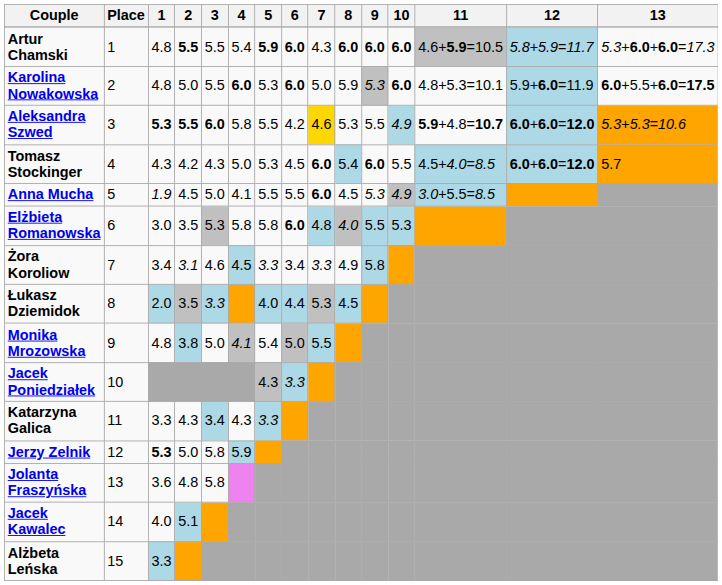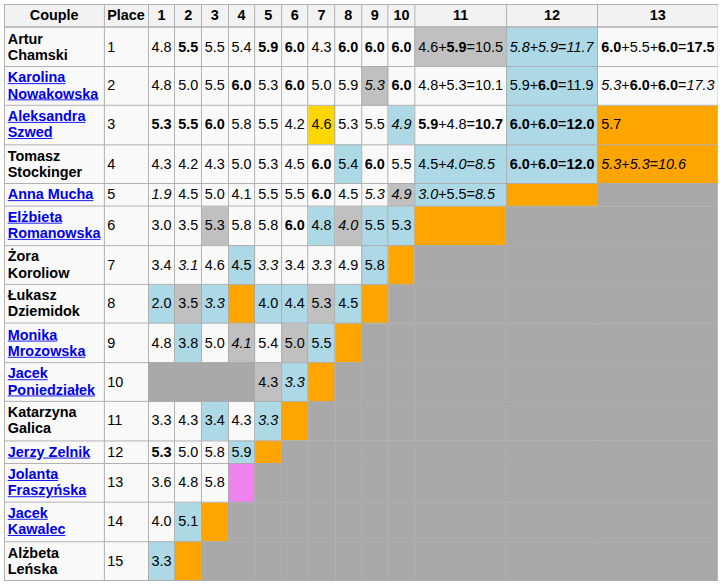(658, 46) 5.3+6.0+6.0=17.3 -> (658, 46) 6.0+5.5+6.0=17.5
(658, 85) 6.0+5.5+6.0=17.5 -> (658, 85) 5.3+6.0+6.0=17.3
(644, 124) 5.3+5.3=10.6 -> (611, 124) 5.7
(611, 163) 5.7 -> (644, 163) 5.3+5.3=10.6
